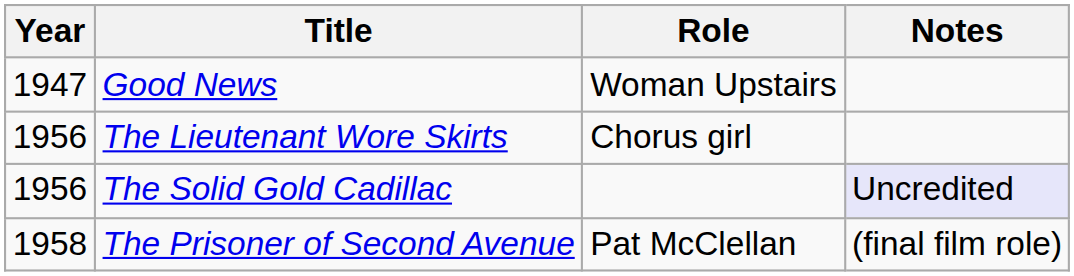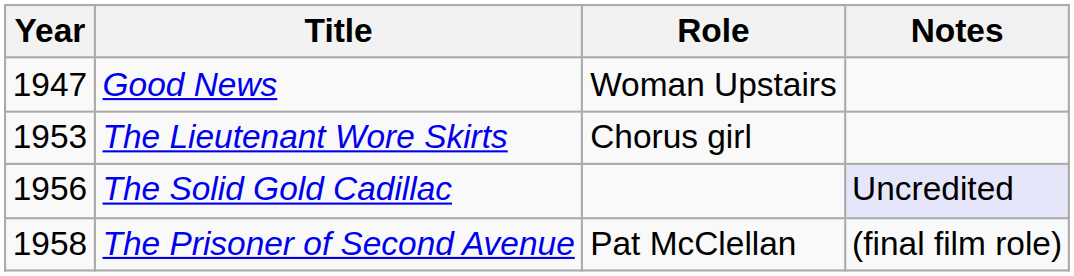(50, 137) 1956 -> (50, 137) 1953
